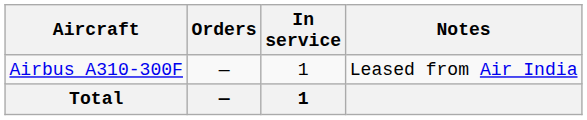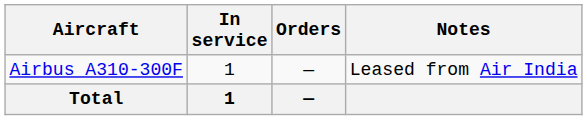columns swapped: (303, 30) <-> (224, 30)
